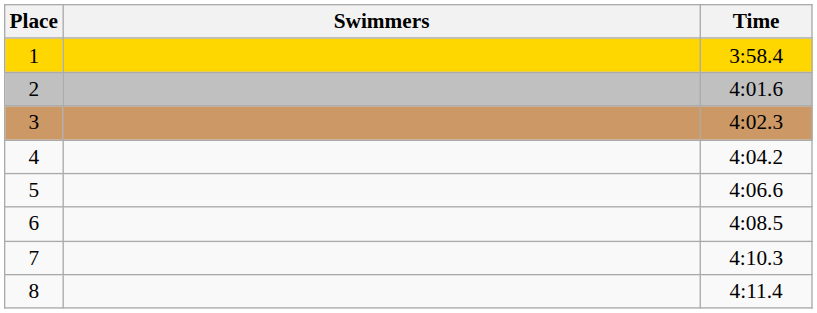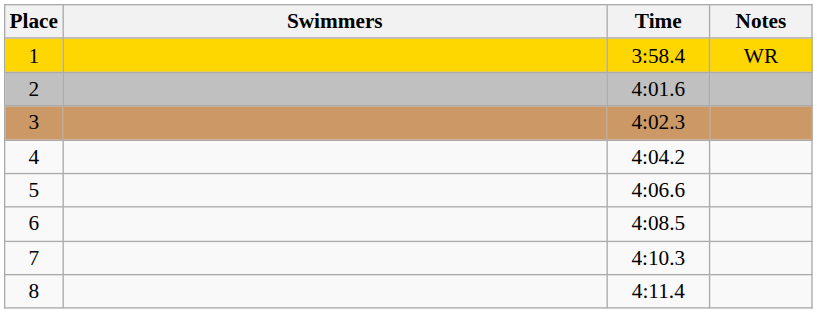+ column: (761, 21)
